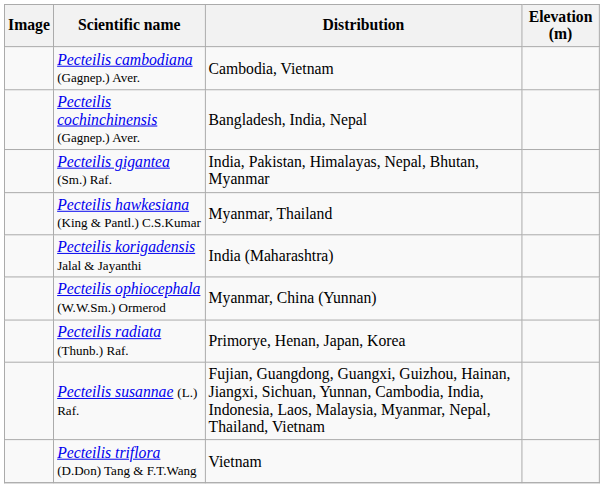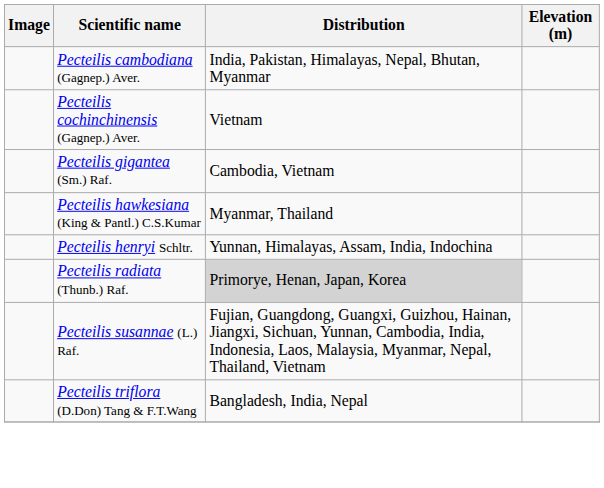(271, 68) Cambodia, Vietnam -> (345, 68) India, Pakistan, Himalayas, Nepal, Bhutan, Myanmar
(288, 119) Bangladesh, India, Nepal -> (236, 119) Vietnam
(344, 170) India, Pakistan, Himalayas, Nepal, Bhutan, Myanmar -> (272, 170) Cambodia, Vietnam
+ row: (125, 247)
- row: (126, 255)
- row: (129, 298)
(307, 340) no background -> (308, 280) lightgrey background
(235, 461) Vietnam -> (289, 401) Bangladesh, India, Nepal
